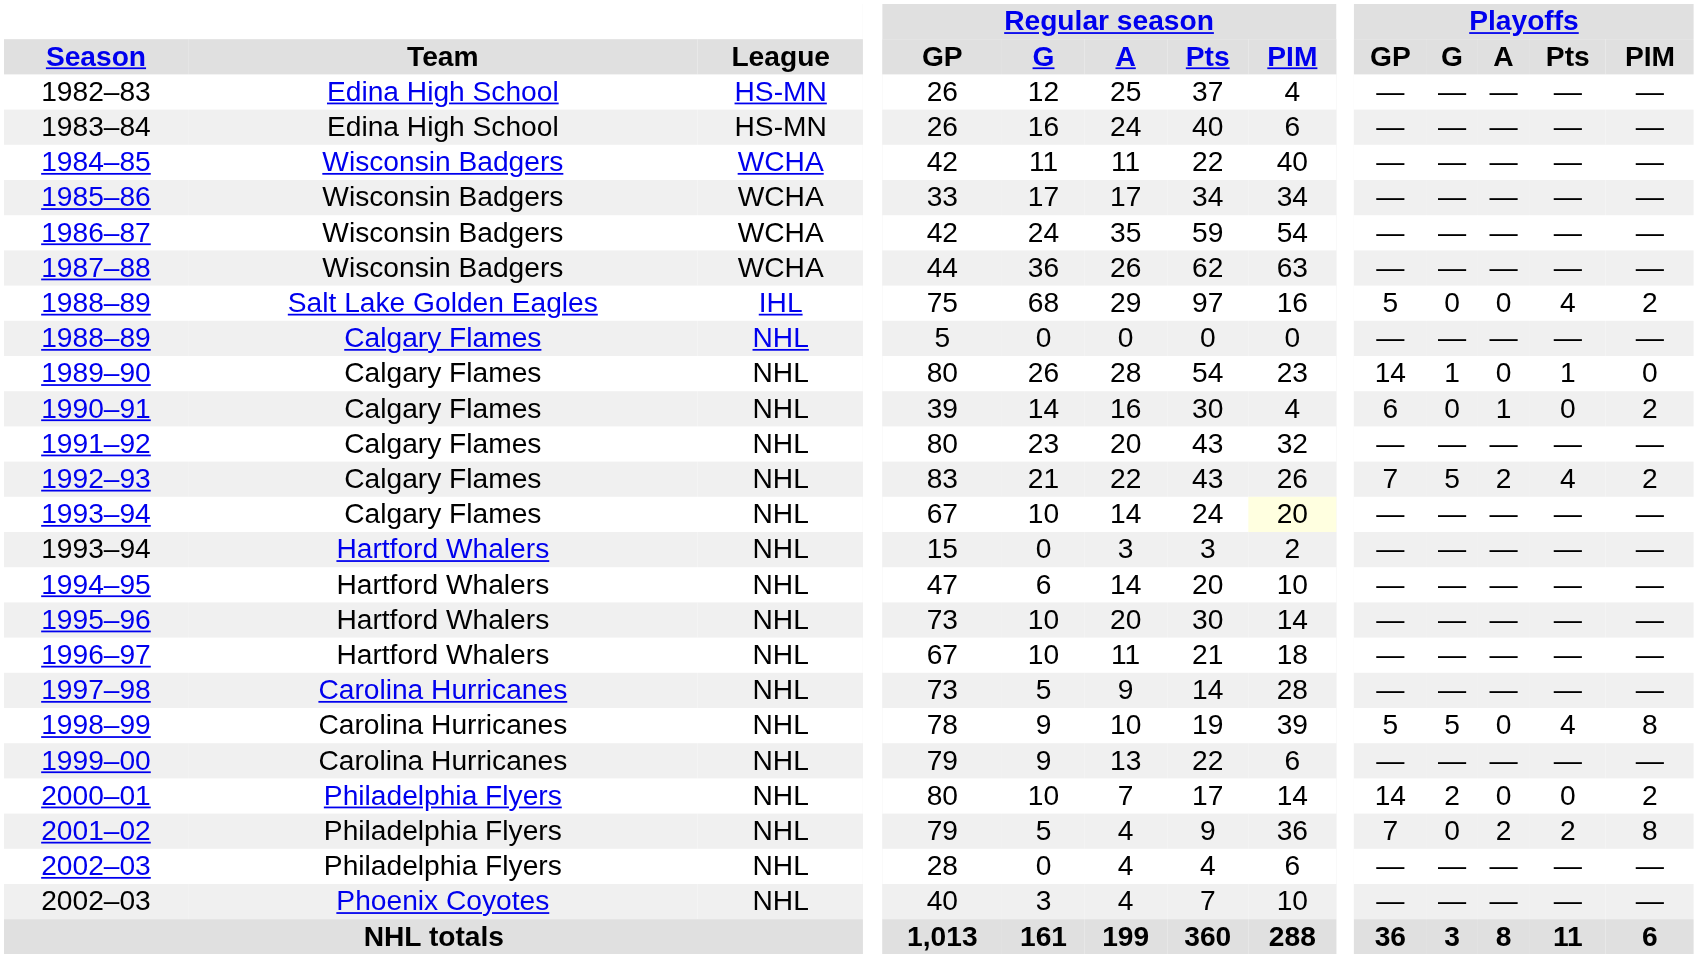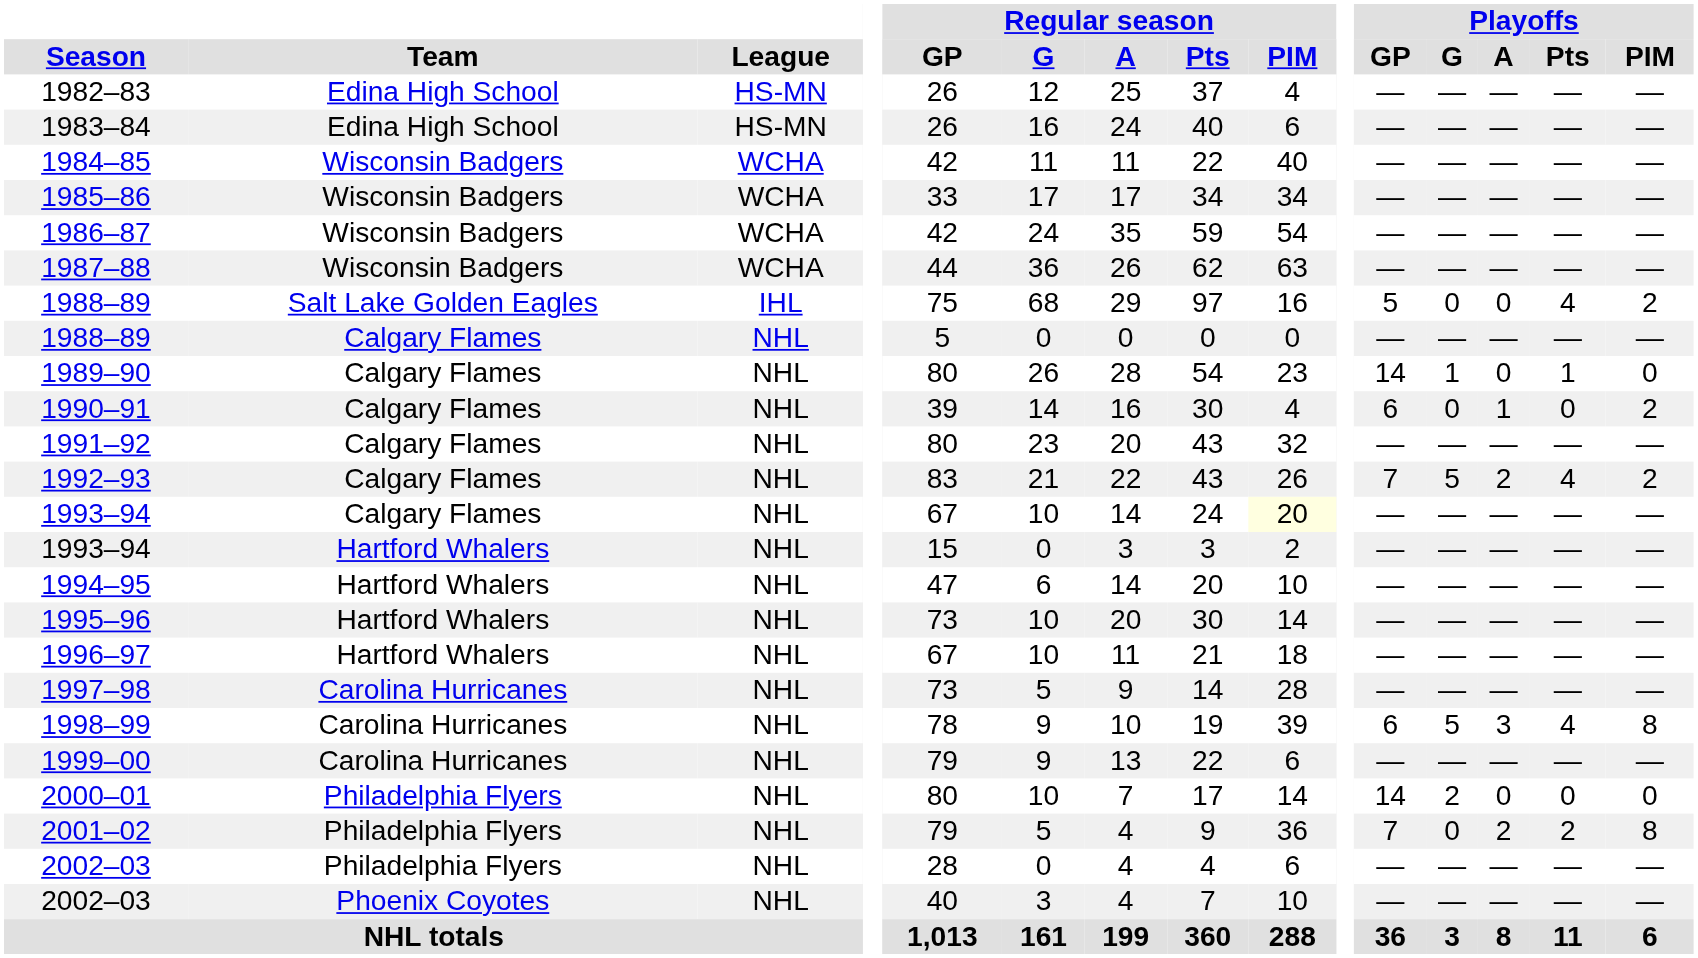(1390, 725) 5 -> (1390, 725) 6
(1504, 725) 0 -> (1504, 725) 3
(1650, 795) 2 -> (1650, 795) 0
